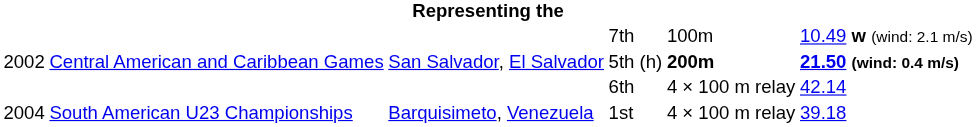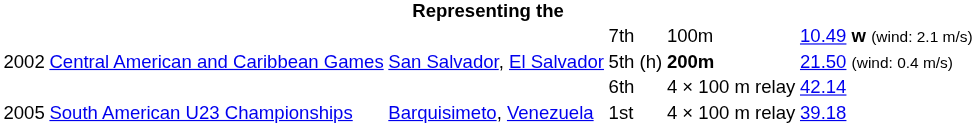(879, 61) bold -> (876, 61) normal
(24, 112) 2004 -> (24, 112) 2005
